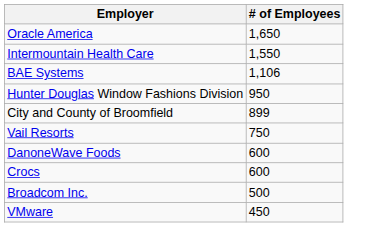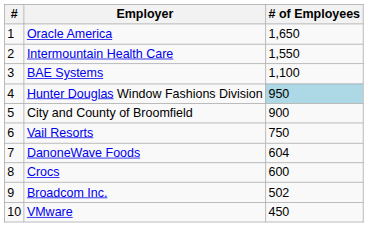+ column: (14, 14)
(264, 73) 1,106 -> (284, 73) 1,100
(259, 93) no background -> (279, 93) lightblue background
(259, 113) 899 -> (279, 113) 900
(259, 152) 600 -> (279, 152) 604
(259, 192) 500 -> (279, 192) 502
